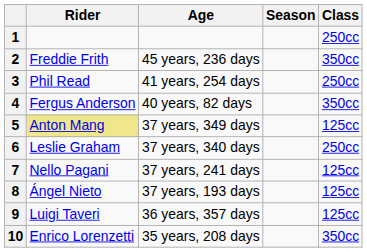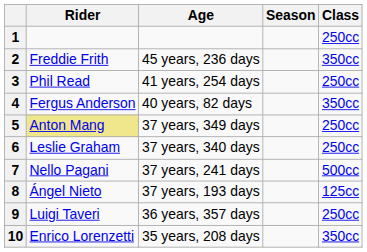(341, 125) 125cc -> (341, 125) 250cc
(341, 170) 125cc -> (341, 170) 500cc
(341, 214) 125cc -> (341, 214) 250cc
